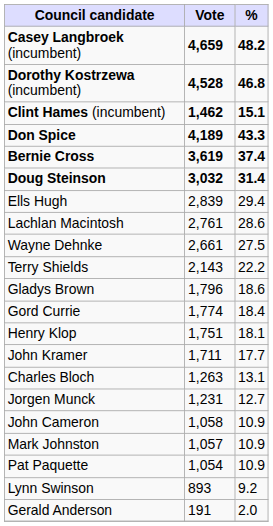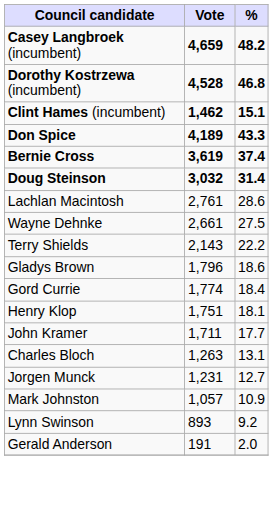- row: (37, 201)
- row: (53, 422)
- row: (48, 466)
